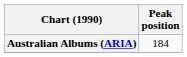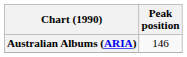(161, 43) 184 -> (161, 43) 146
